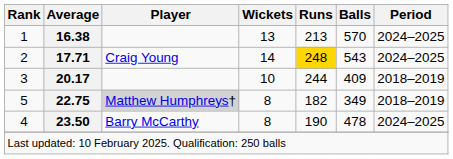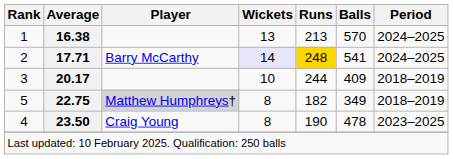(142, 57) Craig Young -> (152, 57) Barry McCarthy
(268, 57) no background -> (268, 57) lavender background
(355, 57) 543 -> (355, 57) 541
(152, 121) Barry McCarthy -> (142, 121) Craig Young
(411, 121) 2024–2025 -> (411, 121) 2023–2025
